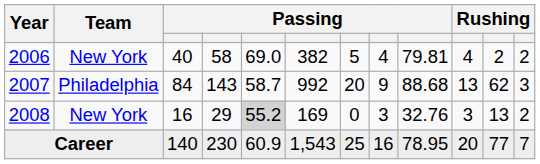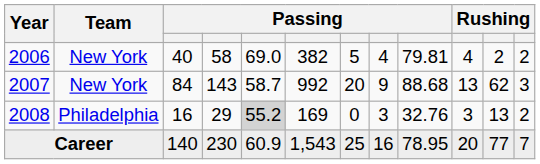(108, 85) Philadelphia -> (108, 85) New York
(108, 115) New York -> (108, 115) Philadelphia
